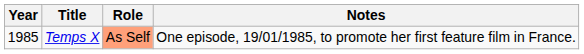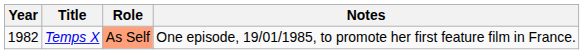(23, 37) 1985 -> (23, 37) 1982
